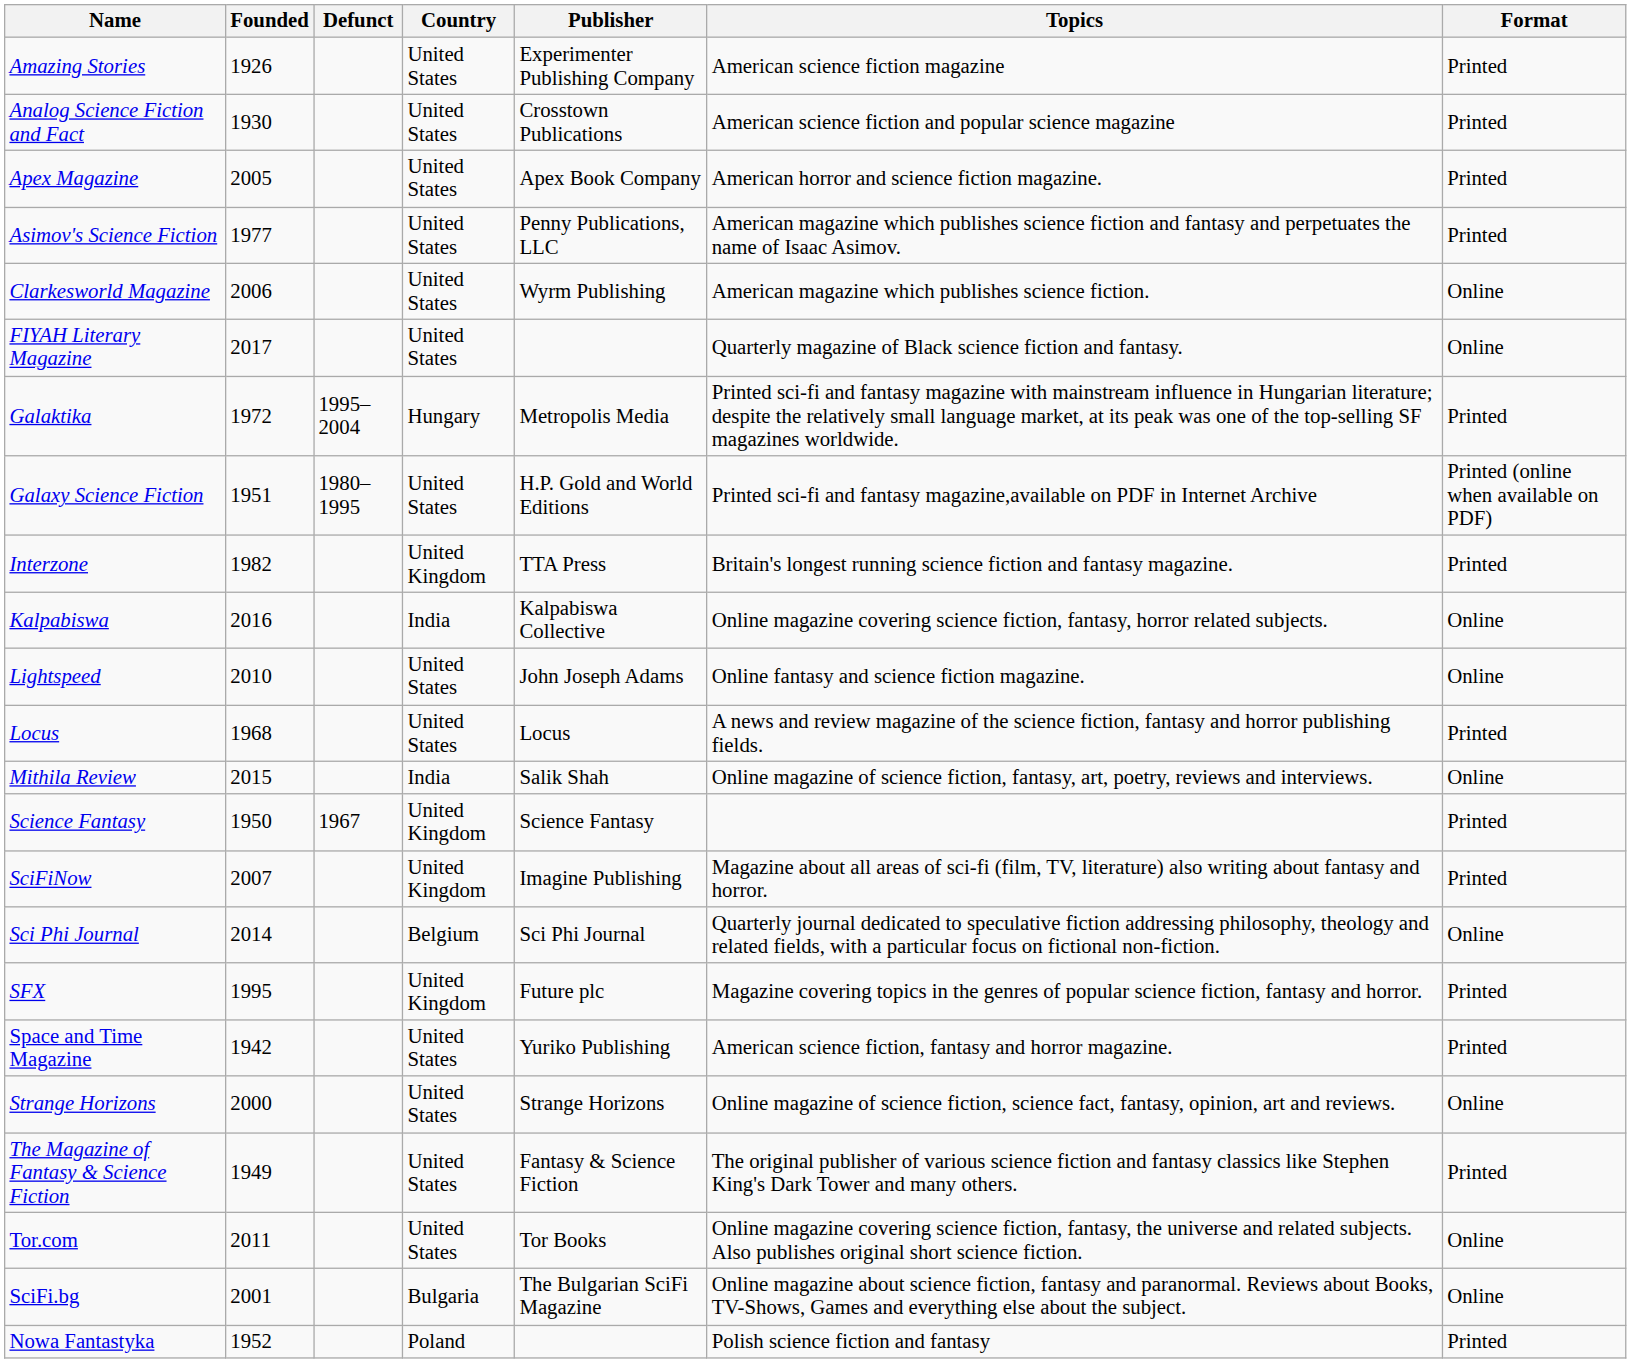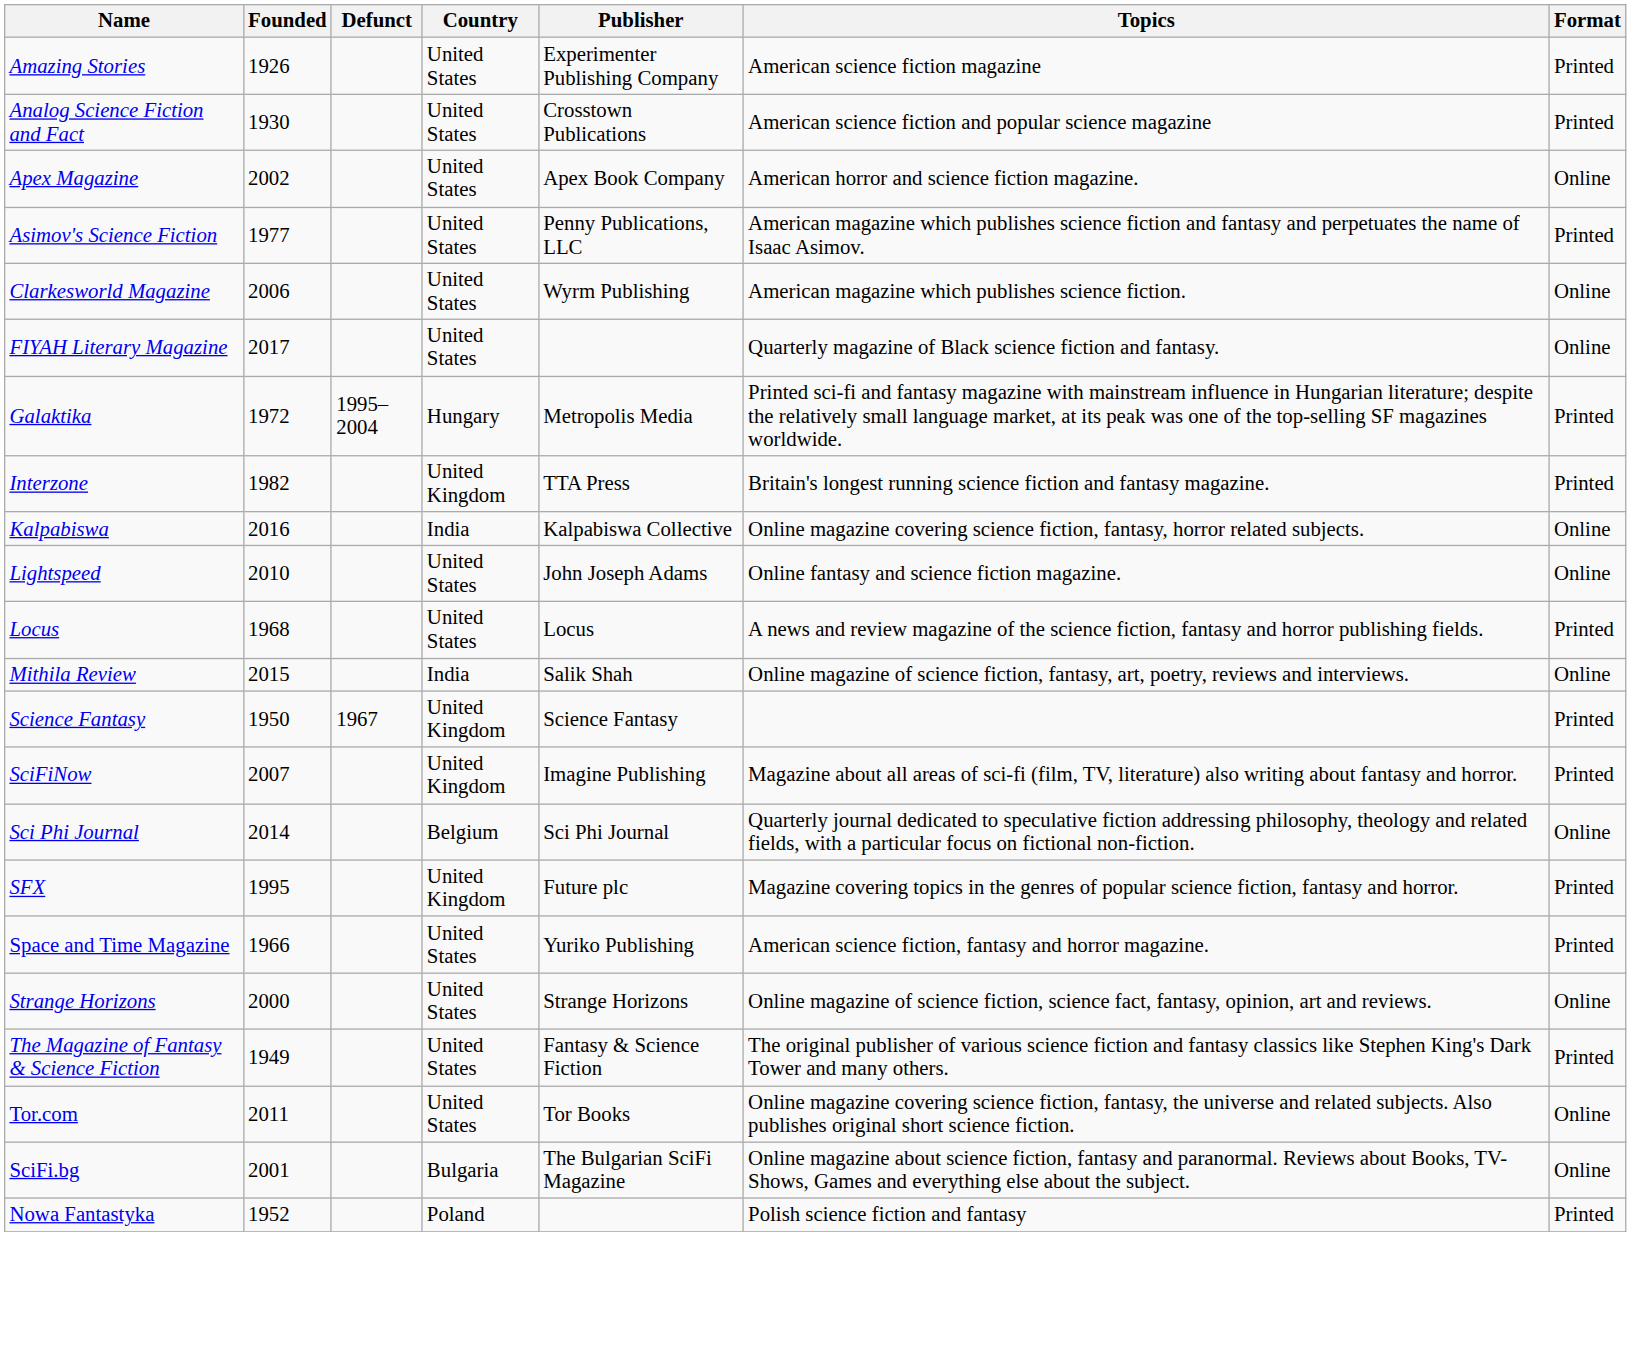(251, 178) 2005 -> (269, 178) 2002
(1477, 178) Printed -> (1582, 178) Online
- row: (106, 495)
(251, 1047) 1942 -> (269, 944) 1966
